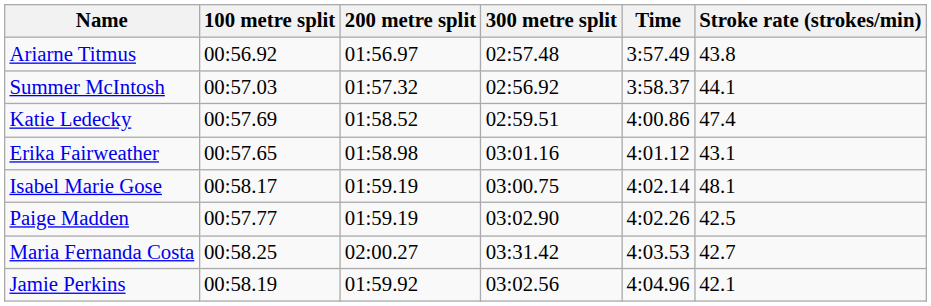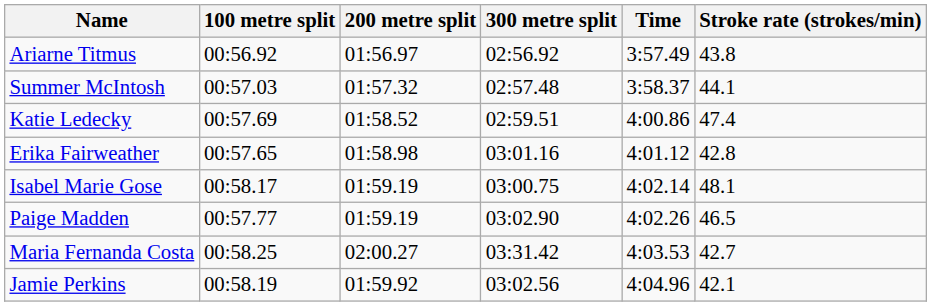(522, 53) 02:57.48 -> (522, 53) 02:56.92
(522, 86) 02:56.92 -> (522, 86) 02:57.48
(717, 152) 43.1 -> (717, 152) 42.8
(717, 218) 42.5 -> (717, 218) 46.5
